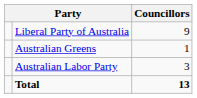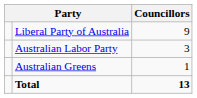rows swapped: (66, 66) <-> (55, 48)
